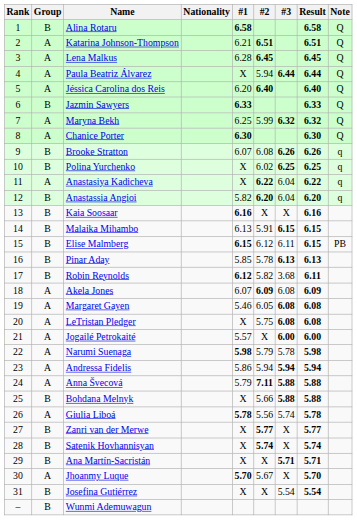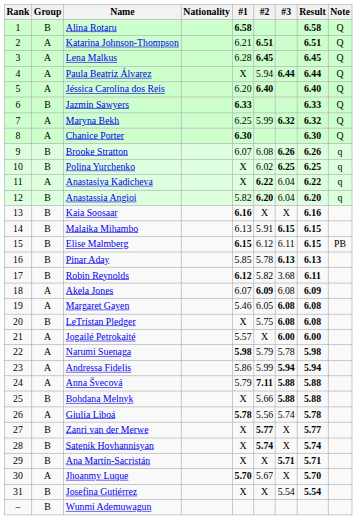(48, 321) A -> (48, 321) B
(265, 368) 5.94 -> (265, 368) 5.99
